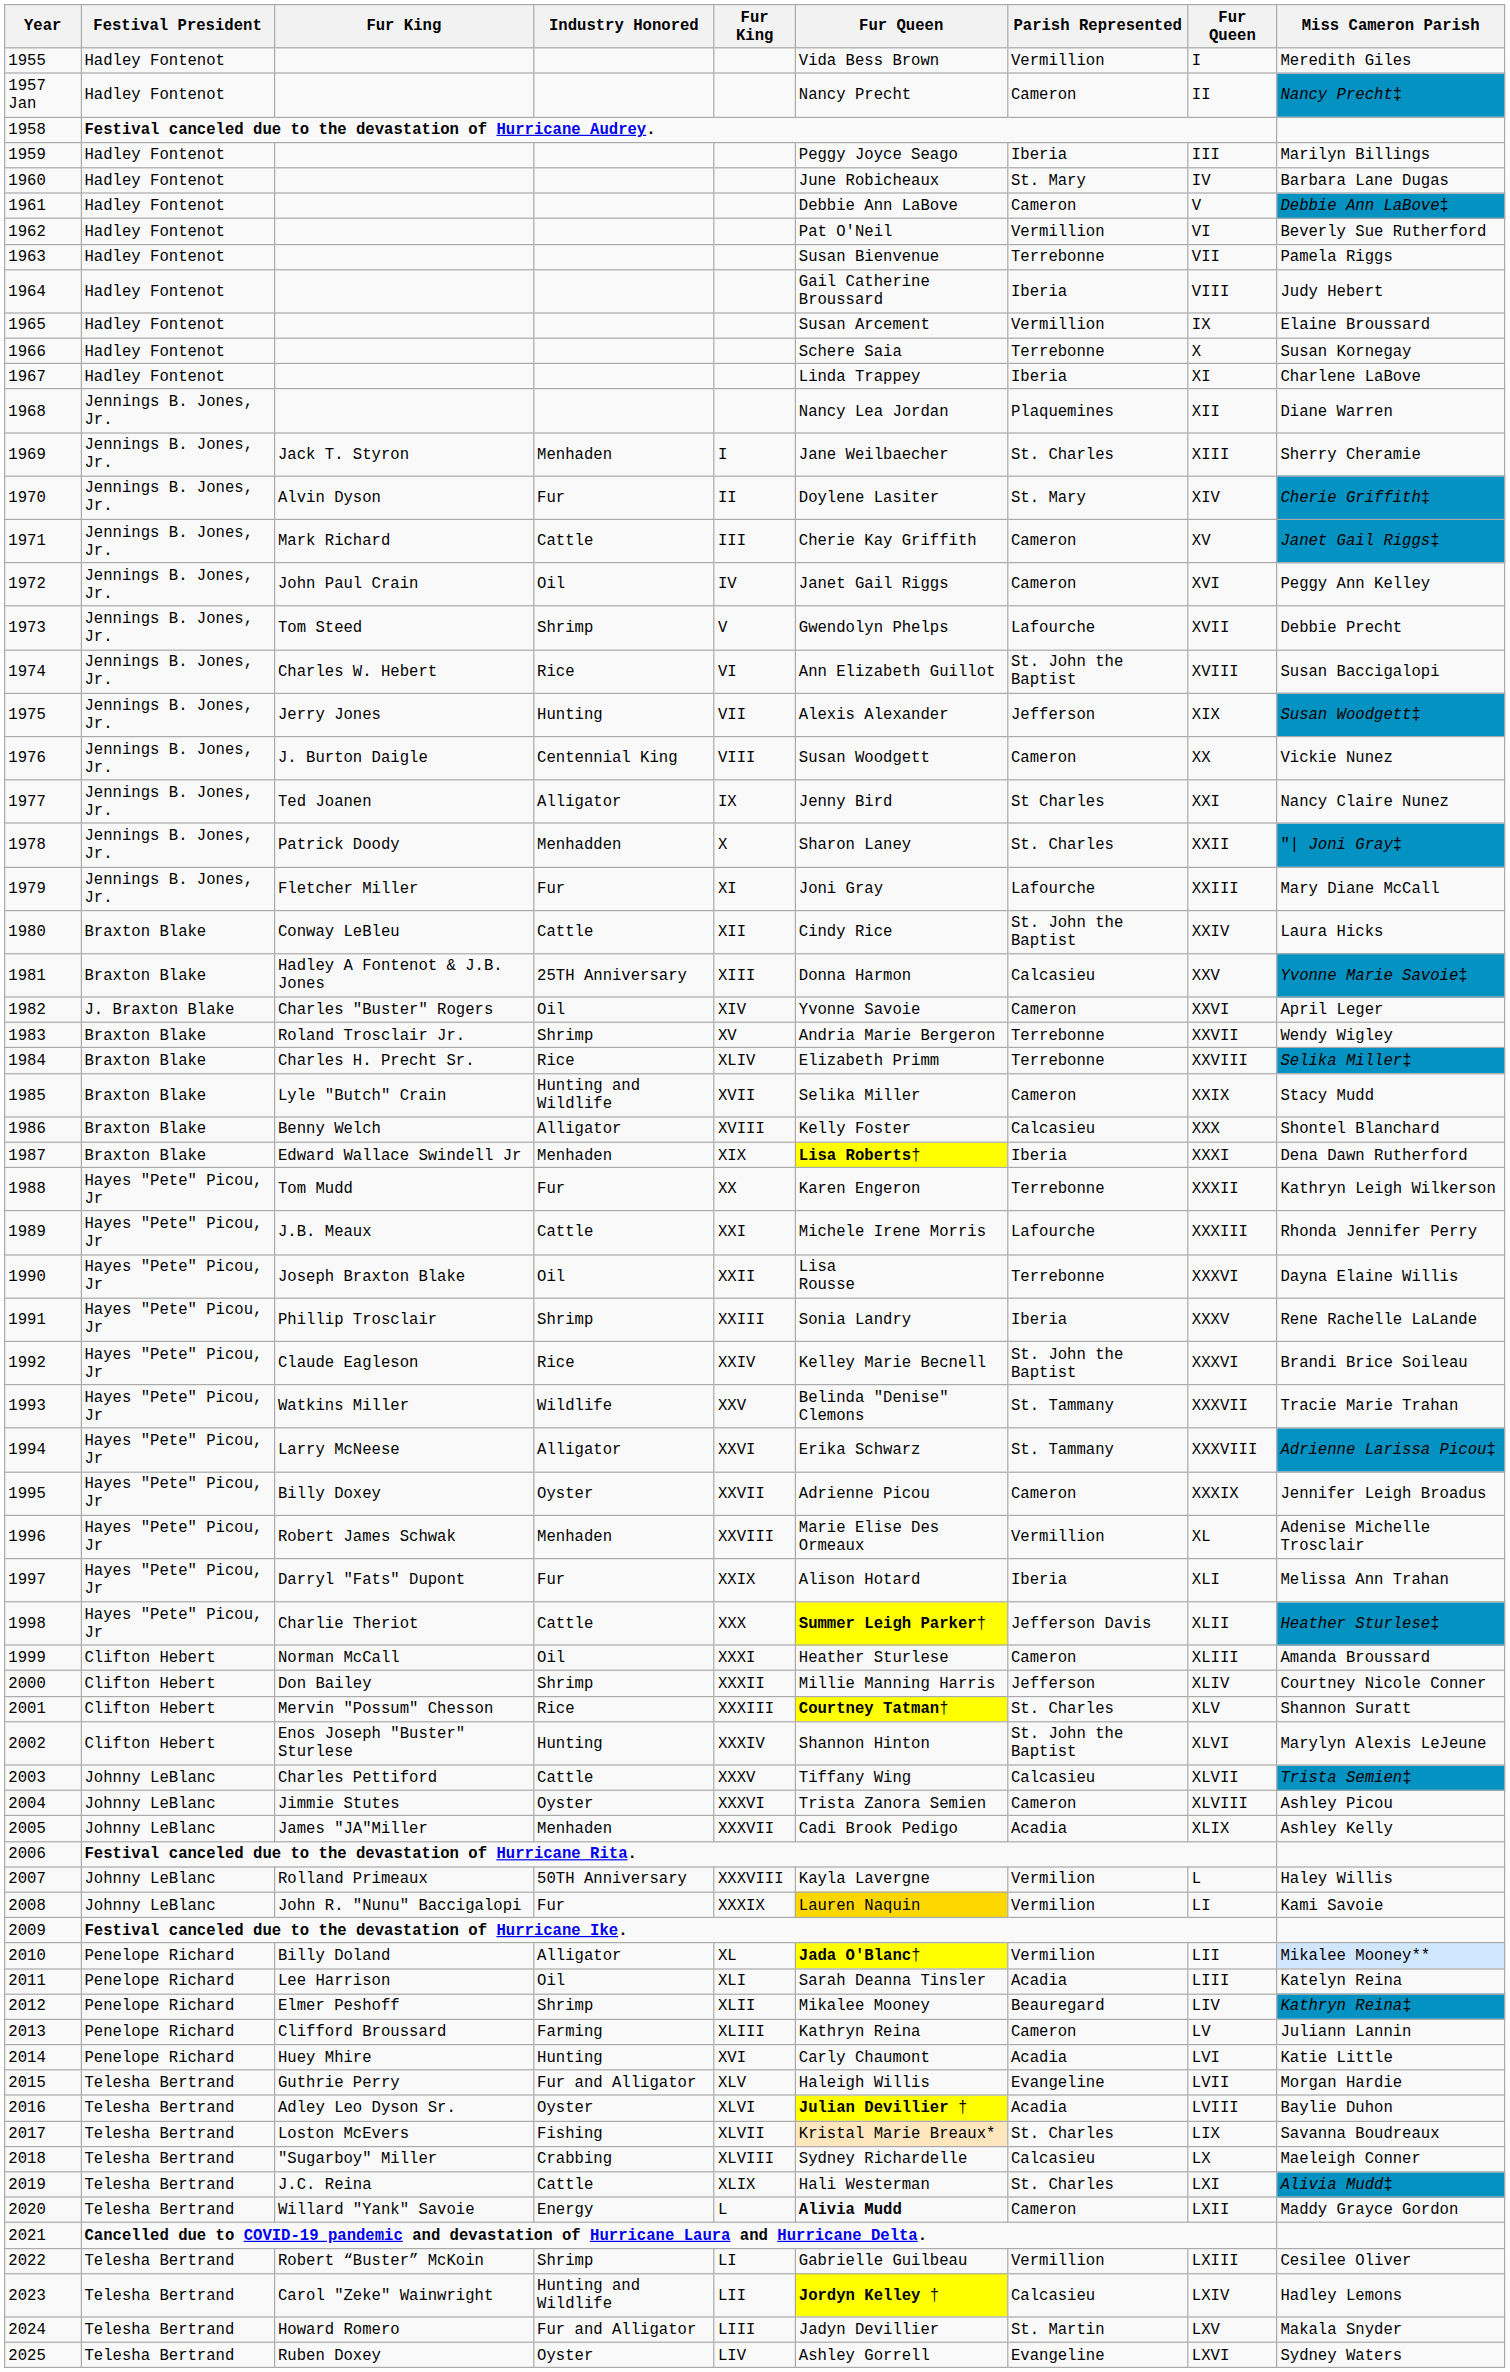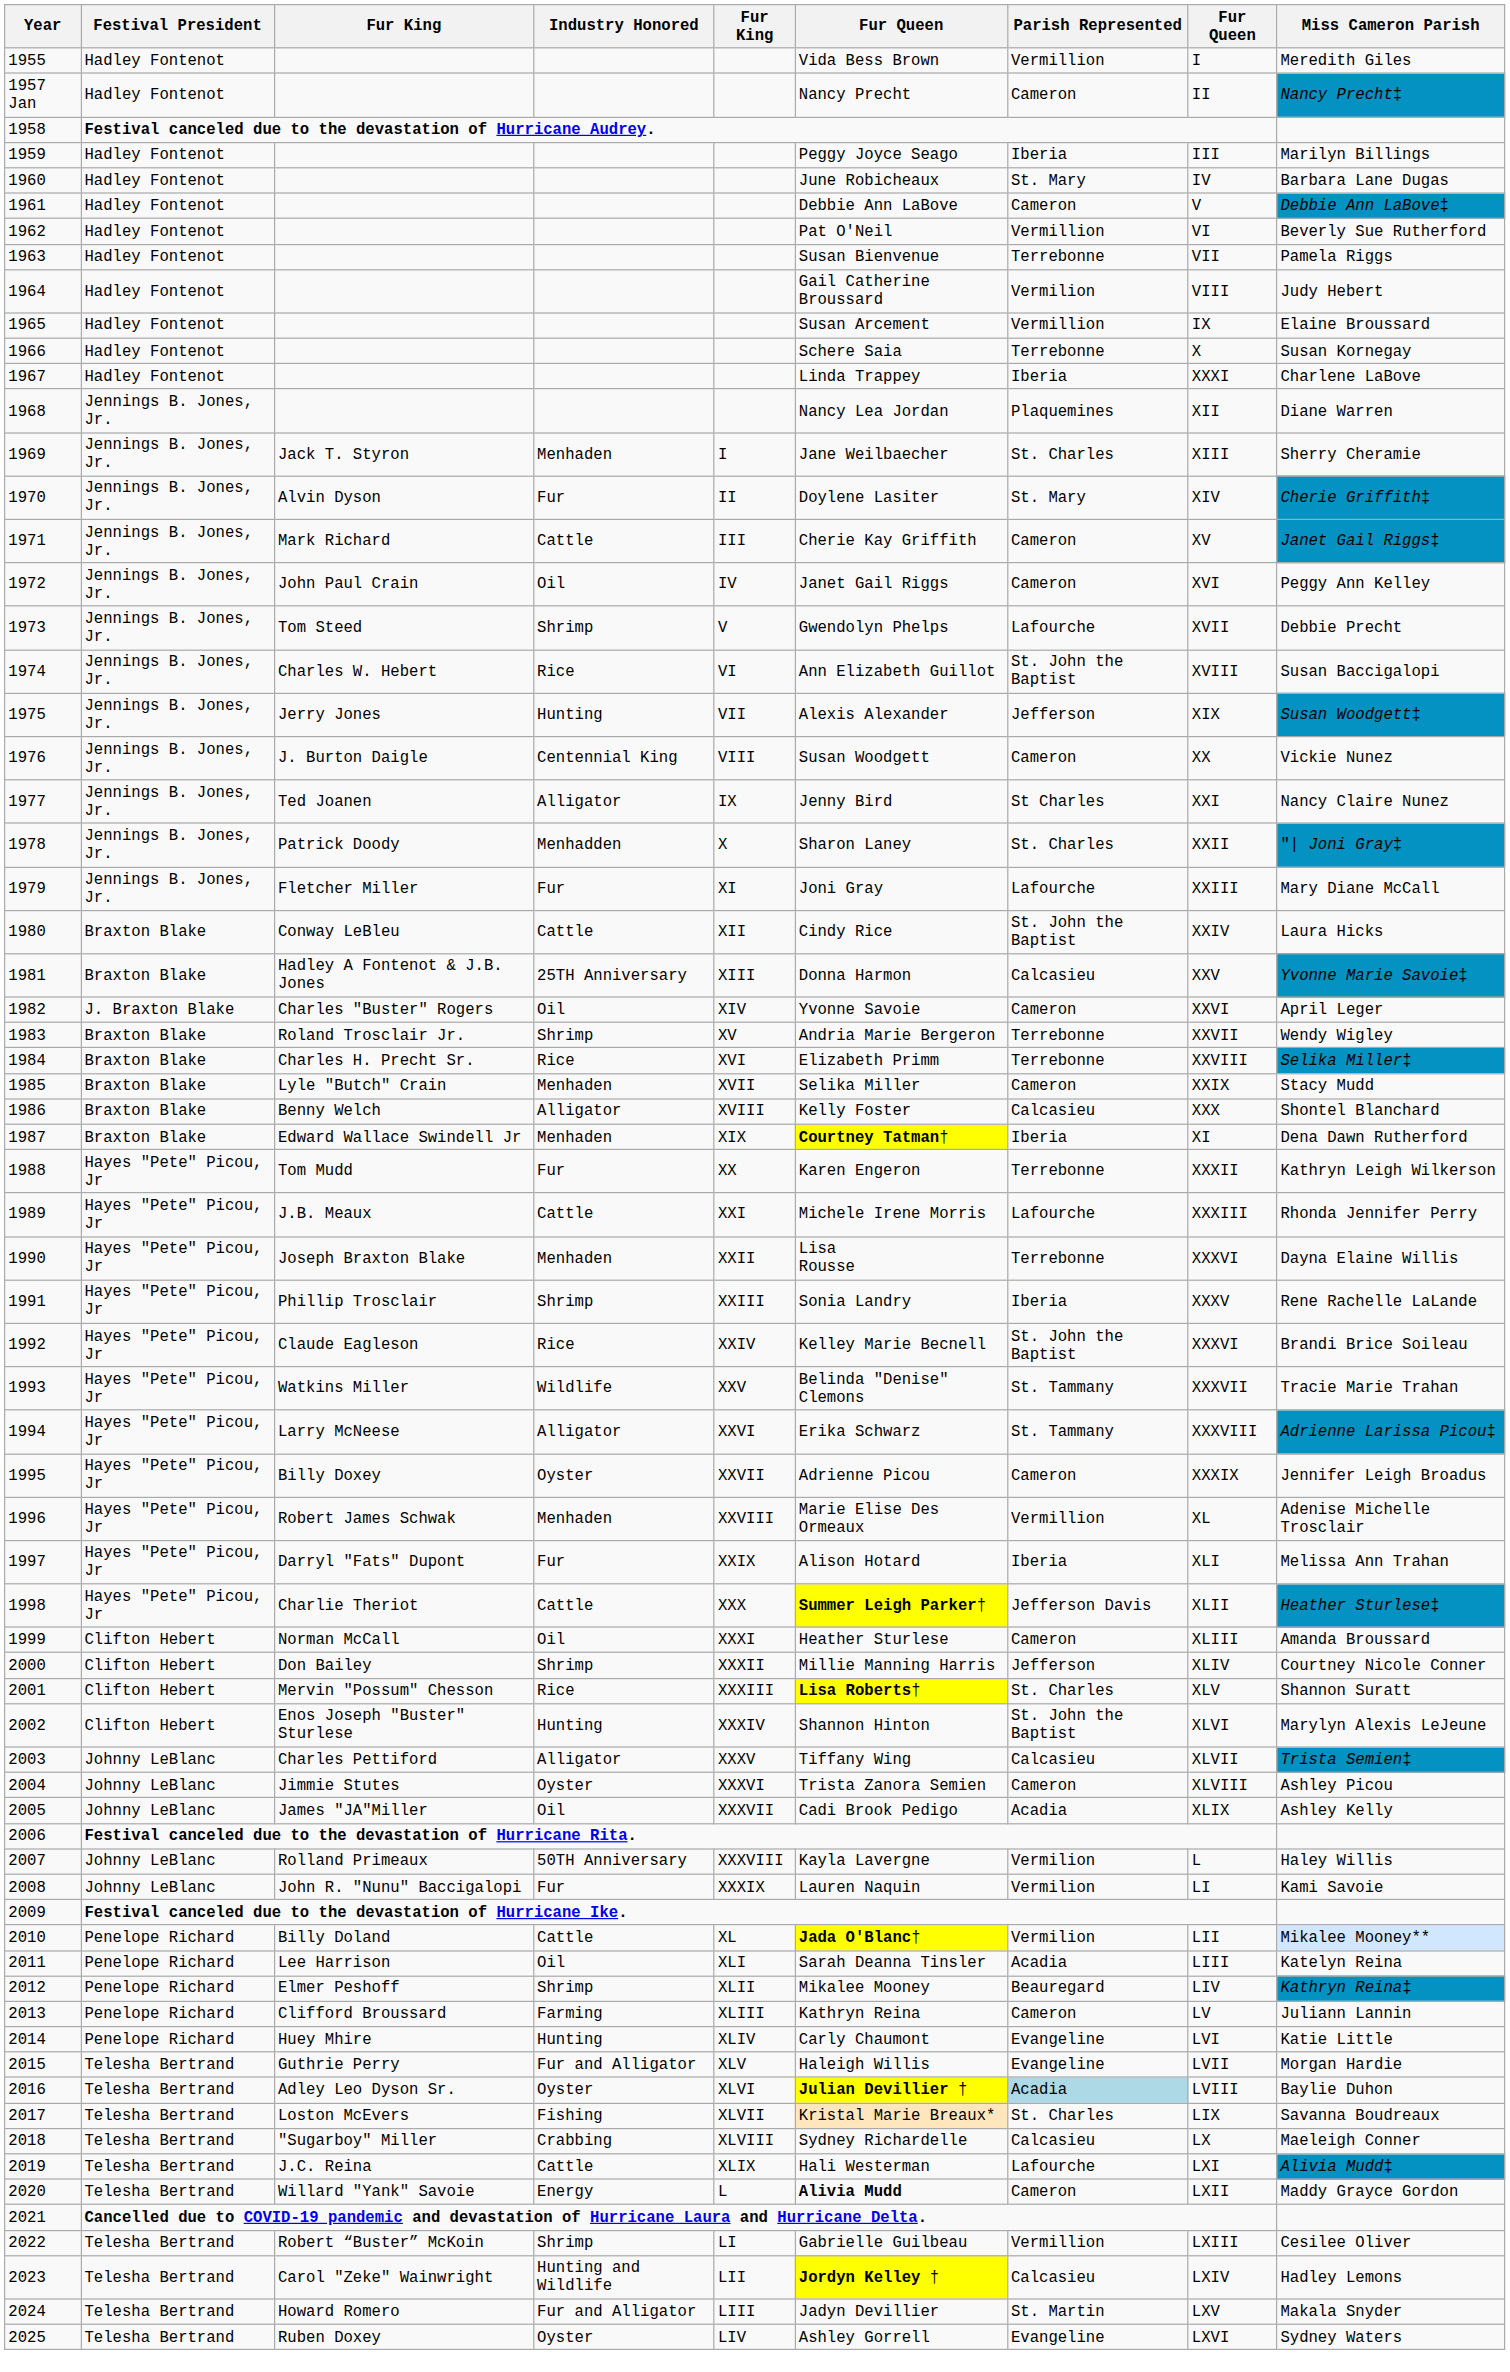(1039, 291) Iberia -> (1053, 291) Vermilion
(1201, 376) XI -> (1211, 376) XXXI
(737, 1061) XLIV -> (732, 1061) XVI
(589, 1095) Hunting and Wildlife -> (575, 1086) Menhaden
(860, 1155) Lisa Roberts† -> (874, 1137) Courtney Tatman†
(1211, 1155) XXXI -> (1201, 1137) XI
(551, 1276) Oil -> (575, 1258) Menhaden
(874, 1709) Courtney Tatman† -> (860, 1691) Lisa Roberts†
(565, 1778) Cattle -> (579, 1760) Alligator
(575, 1829) Menhaden -> (551, 1811) Oil
(860, 1905) gold background -> (860, 1887) no background
(579, 1956) Alligator -> (565, 1938) Cattle
(732, 2057) XVI -> (737, 2039) XLIV
(1039, 2057) Acadia -> (1058, 2039) Evangeline
(1039, 2108) no background -> (1039, 2090) lightblue background
(1062, 2185) St. Charles -> (1053, 2167) Lafourche
